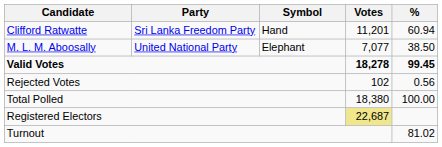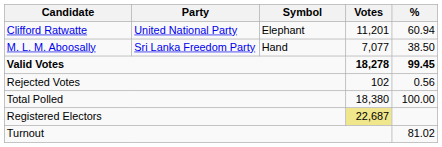(195, 30) Sri Lanka Freedom Party -> (186, 30) United National Party
(275, 30) Hand -> (283, 30) Elephant
(186, 47) United National Party -> (195, 47) Sri Lanka Freedom Party
(283, 47) Elephant -> (275, 47) Hand
